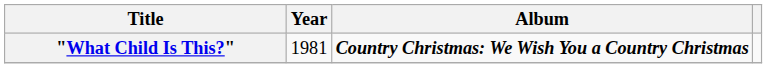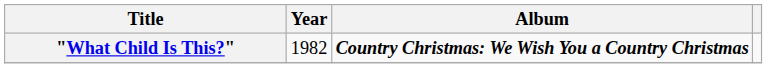(309, 47) 1981 -> (309, 47) 1982
